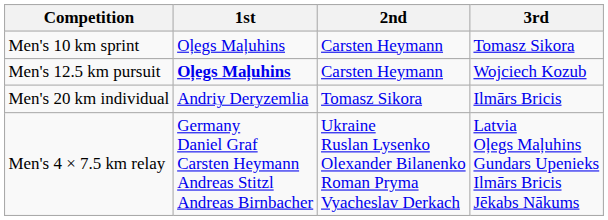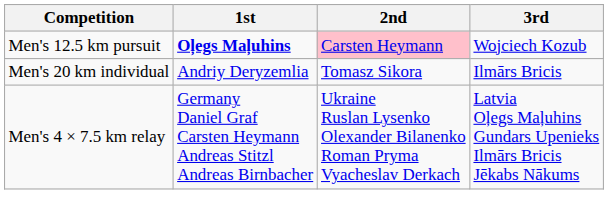- row: (74, 44)
(382, 71) no background -> (382, 44) pink background
